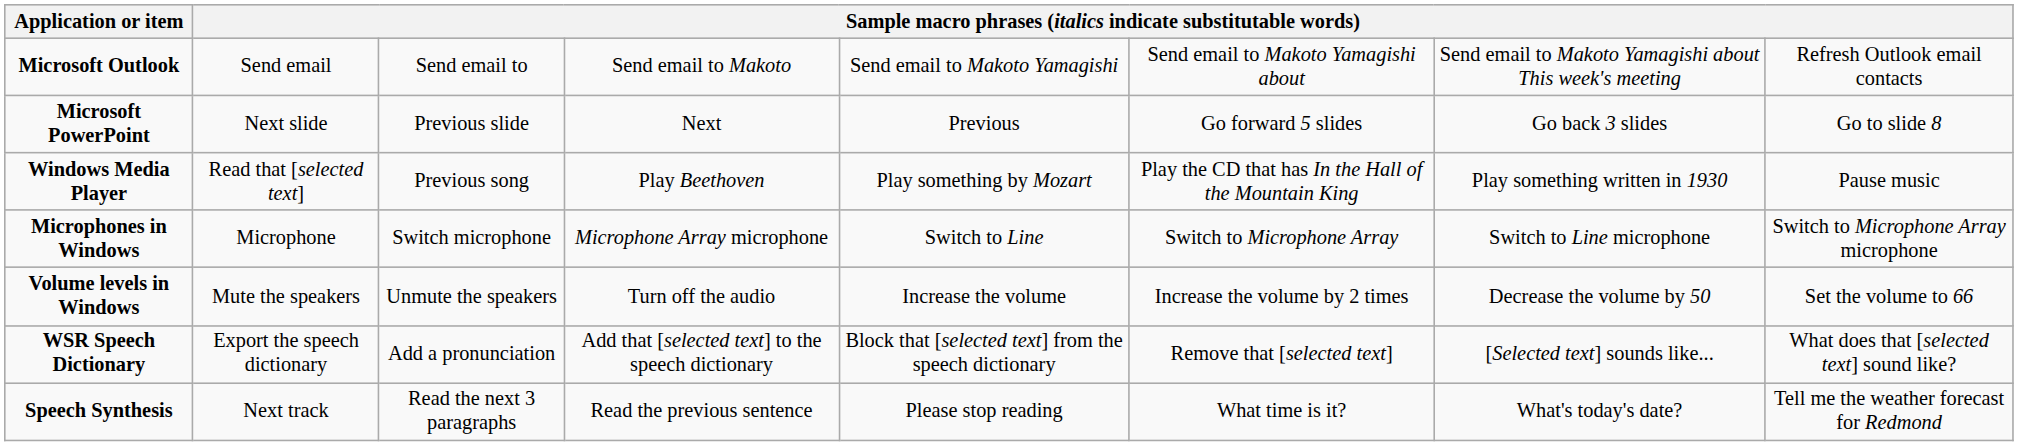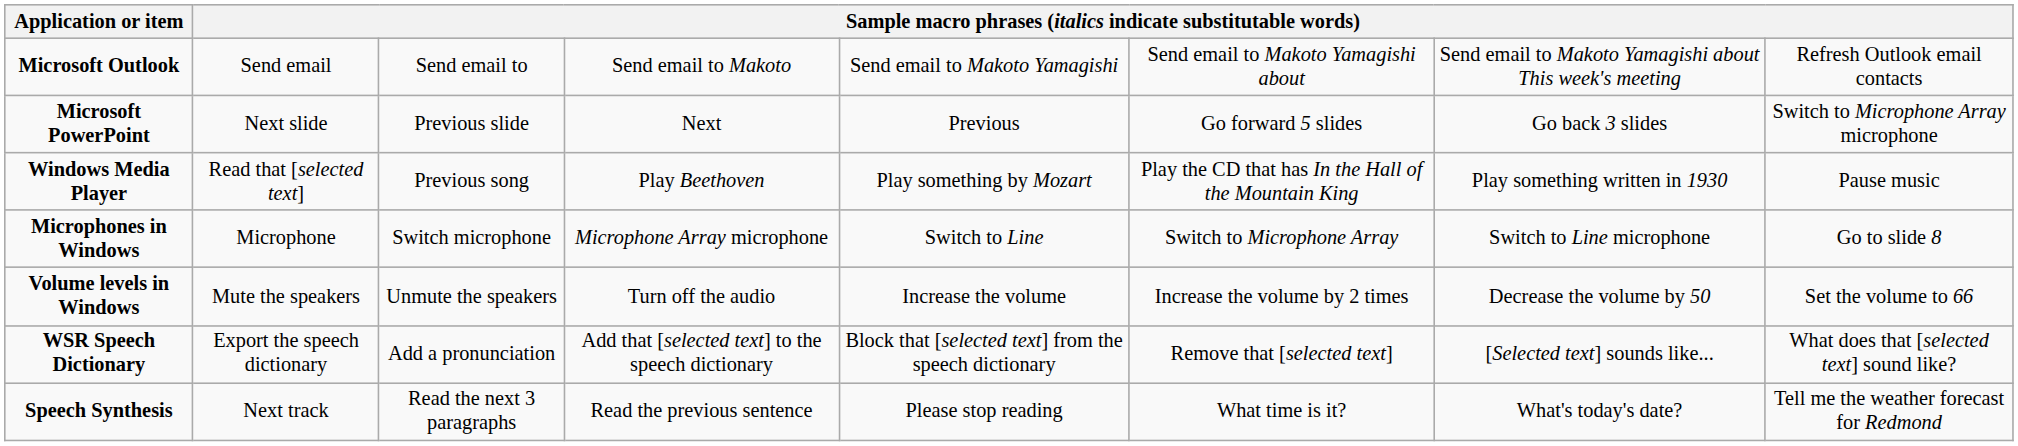(1889, 123) Go to slide 8 -> (1889, 123) Switch to Microphone Array microphone
(1889, 238) Switch to Microphone Array microphone -> (1889, 238) Go to slide 8
